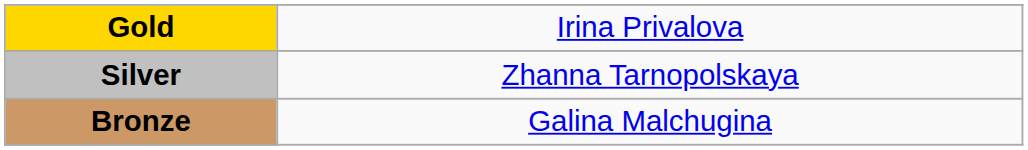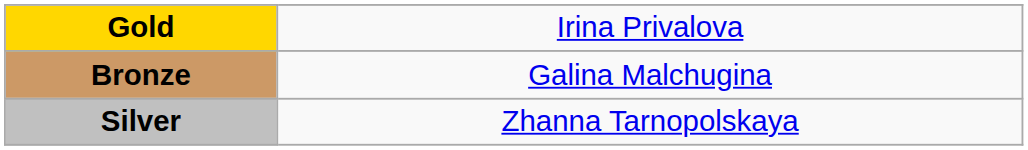rows swapped: (141, 74) <-> (141, 121)
